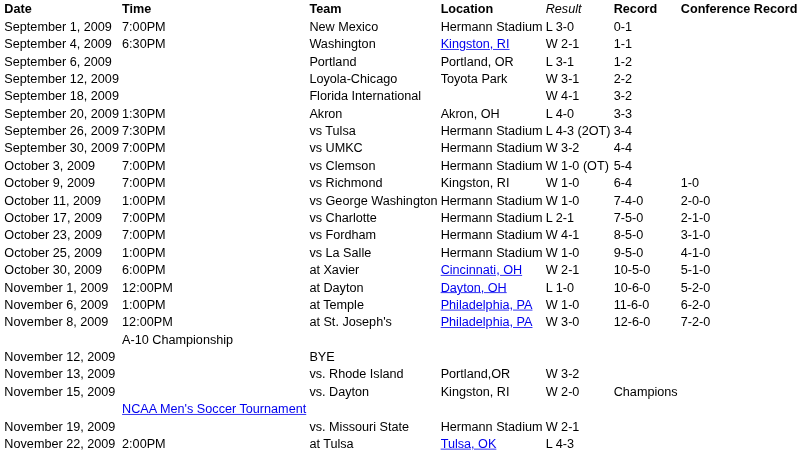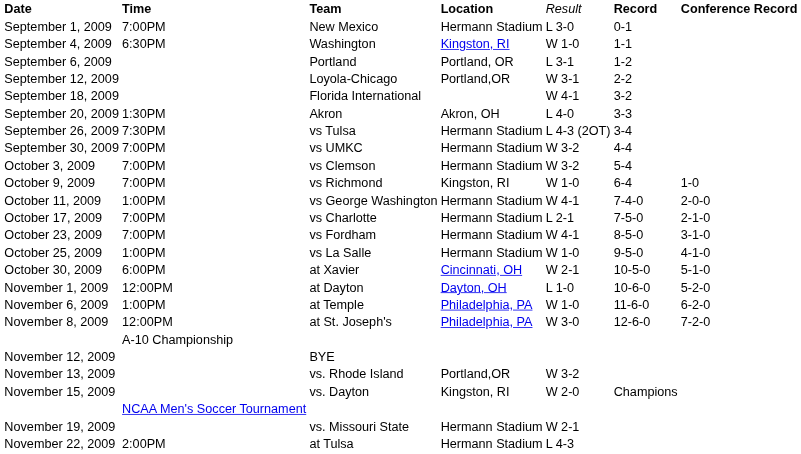(563, 44) W 2-1 -> (563, 44) W 1-0
(474, 79) Toyota Park -> (475, 79) Portland,OR
(577, 166) W 1-0 (OT) -> (563, 166) W 3-2
(563, 200) W 1-0 -> (563, 200) W 4-1
(469, 444) Tulsa, OK -> (492, 444) Hermann Stadium
